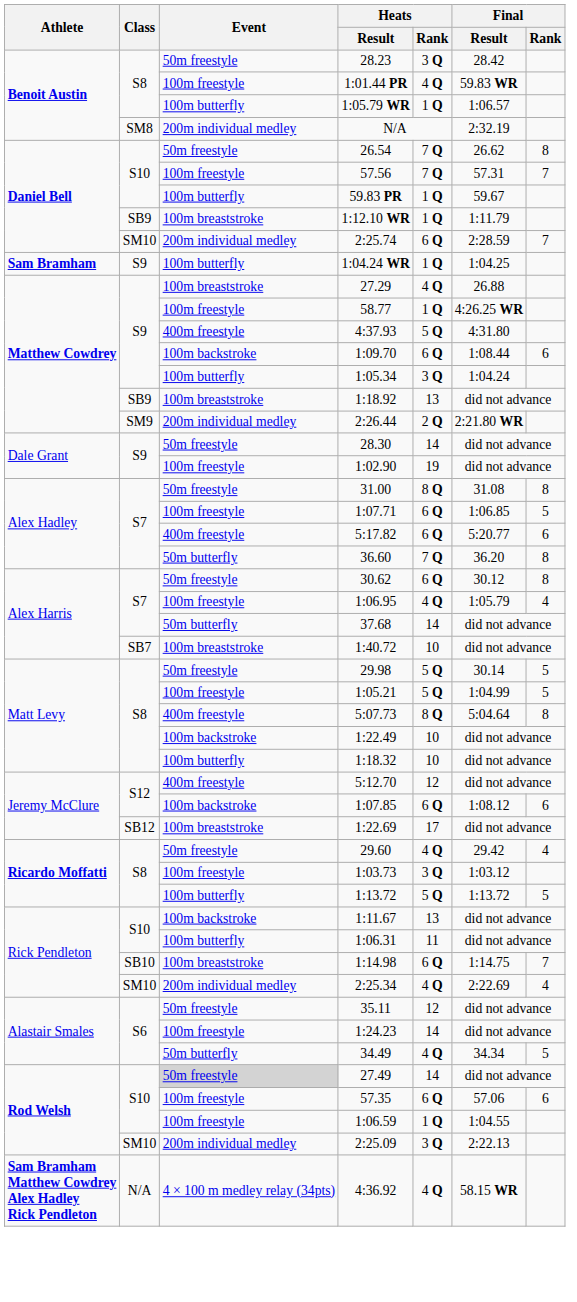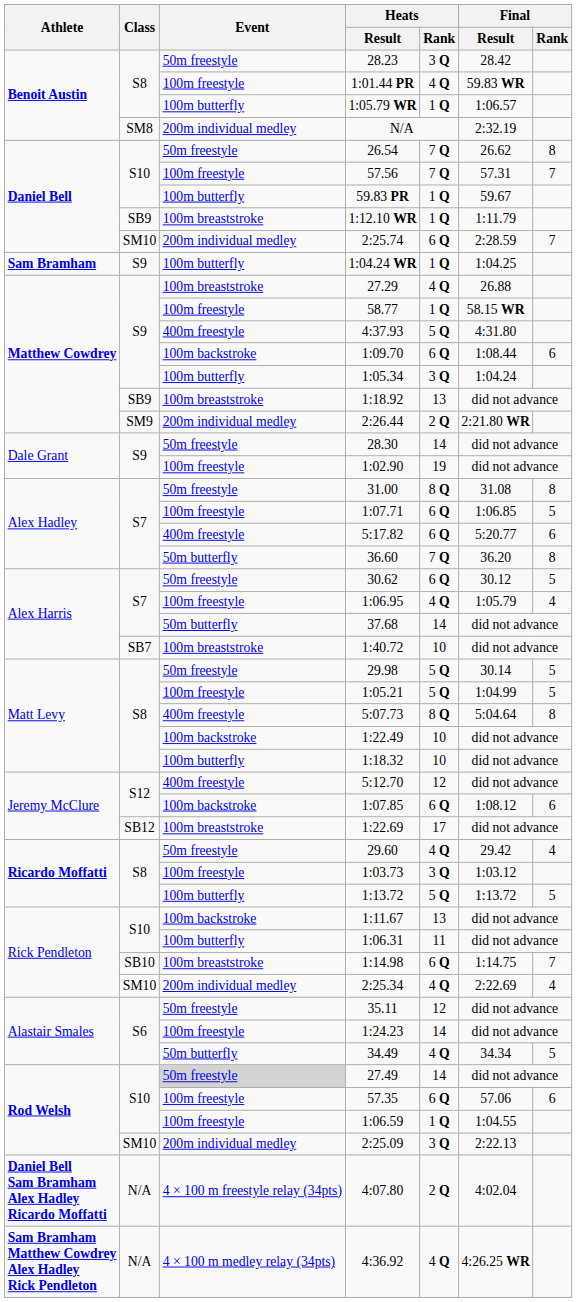(489, 309) 4:26.25 WR -> (496, 309) 58.15 WR
(545, 580) 8 -> (552, 580) 5
+ row: (383, 1191)
(489, 1191) 58.15 WR -> (496, 1262) 4:26.25 WR
